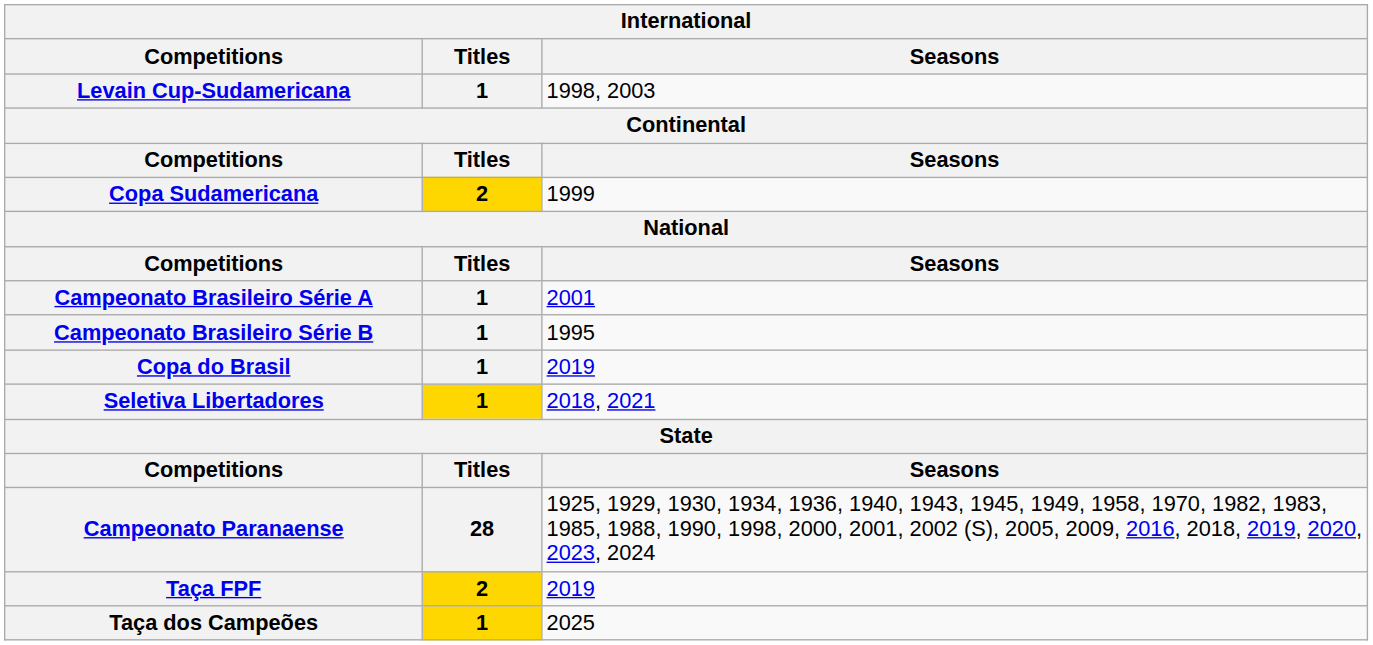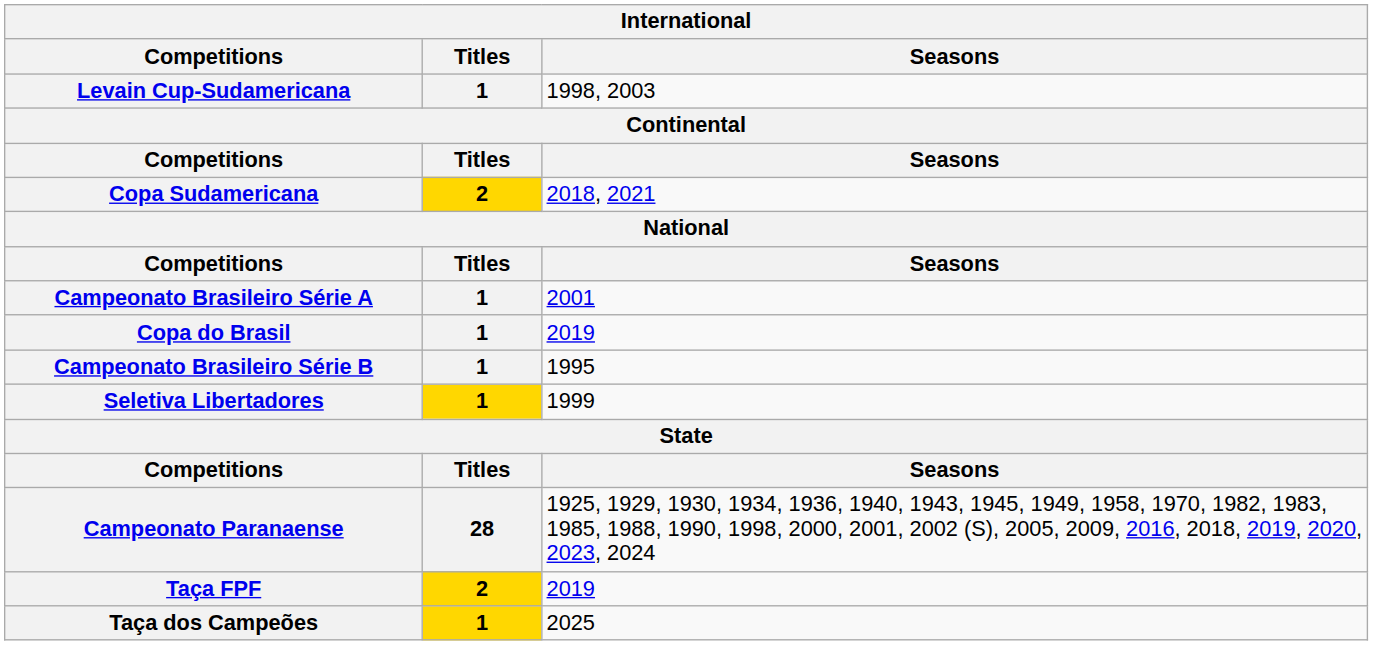(571, 194) 1999 -> (601, 194) 2018, 2021
rows swapped: (214, 366) <-> (214, 332)
(601, 401) 2018, 2021 -> (571, 401) 1999
